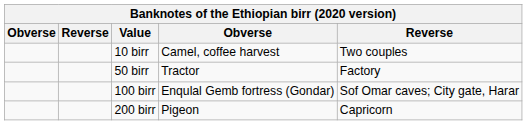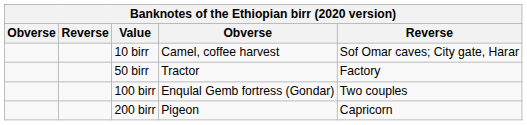(374, 52) Two couples -> (429, 52) Sof Omar caves; City gate, Harar
(429, 91) Sof Omar caves; City gate, Harar -> (374, 91) Two couples
